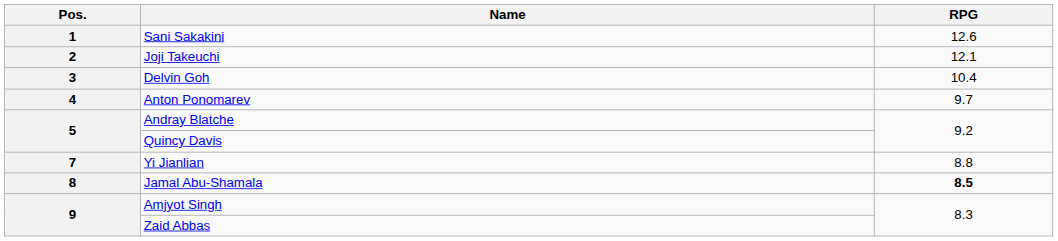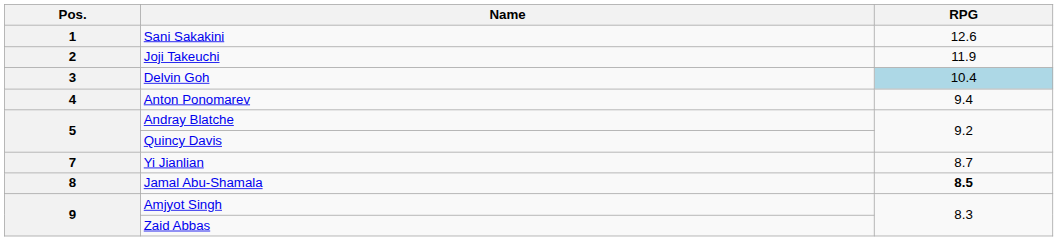(964, 57) 12.1 -> (964, 57) 11.9
(964, 78) no background -> (964, 78) lightblue background
(964, 99) 9.7 -> (964, 99) 9.4
(964, 162) 8.8 -> (964, 162) 8.7
